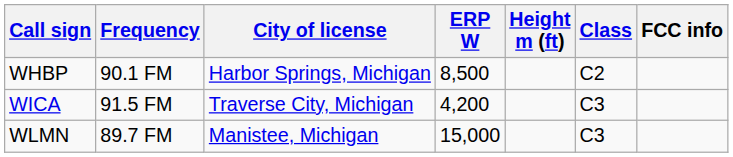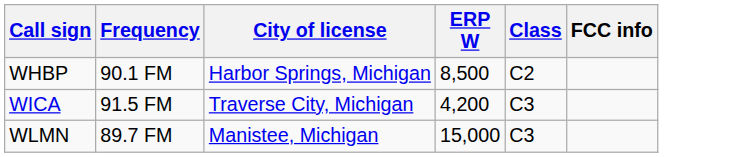- column: (540, 31)
